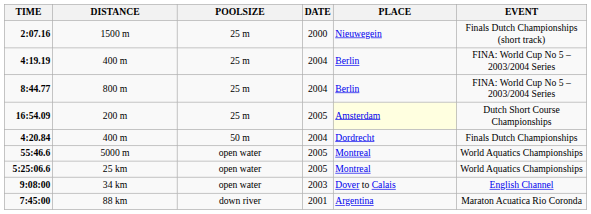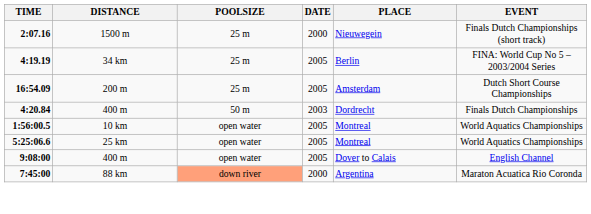(115, 61) 400 m -> (115, 61) 34 km
(318, 61) 2004 -> (318, 61) 2005
- row: (35, 89)
(358, 116) lightyellow background -> (358, 89) no background
(318, 137) 2004 -> (318, 110) 2003
- row: (35, 153)
+ row: (31, 126)
(115, 185) 34 km -> (115, 158) 400 m
(318, 185) 2003 -> (318, 158) 2005
(240, 201) no background -> (240, 174) lightsalmon background
(318, 201) 2001 -> (318, 174) 2000
